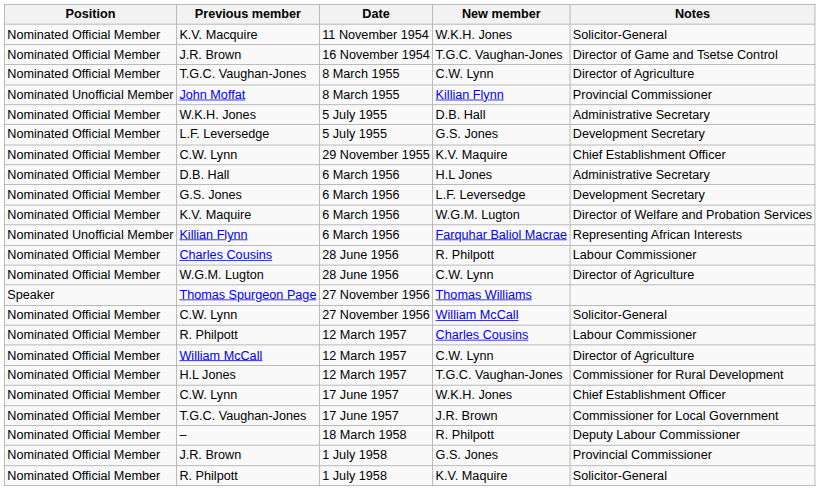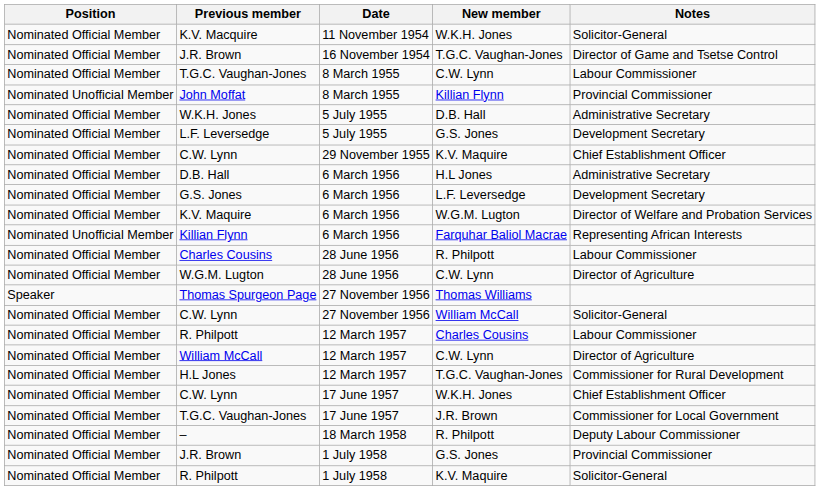(634, 74) Director of Agriculture -> (635, 74) Labour Commissioner
